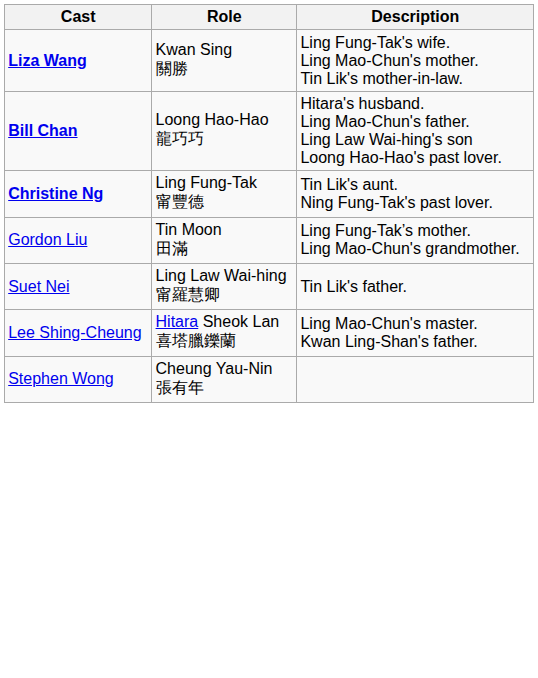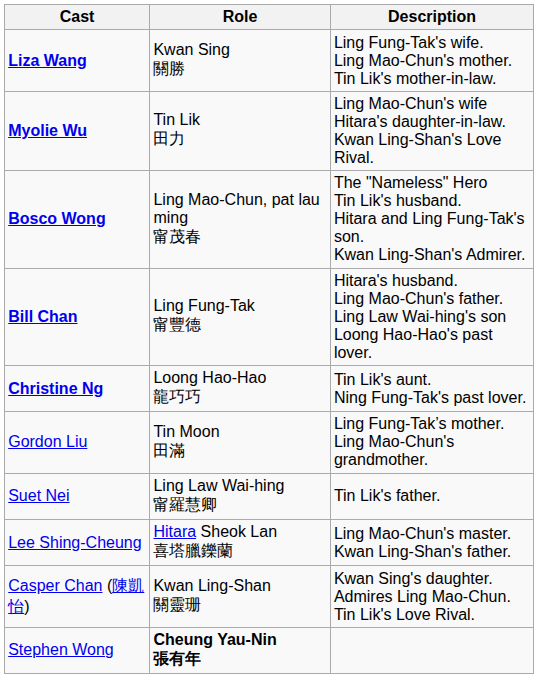+ row: (48, 130)
+ row: (57, 219)
(212, 129) Loong Hao-Hao 龍巧巧 -> (204, 315) Ling Fung-Tak 甯豐德
(206, 192) Ling Fung-Tak 甯豐德 -> (210, 387) Loong Hao-Hao 龍巧巧
+ row: (76, 596)
(214, 378) normal -> (215, 649) bold
